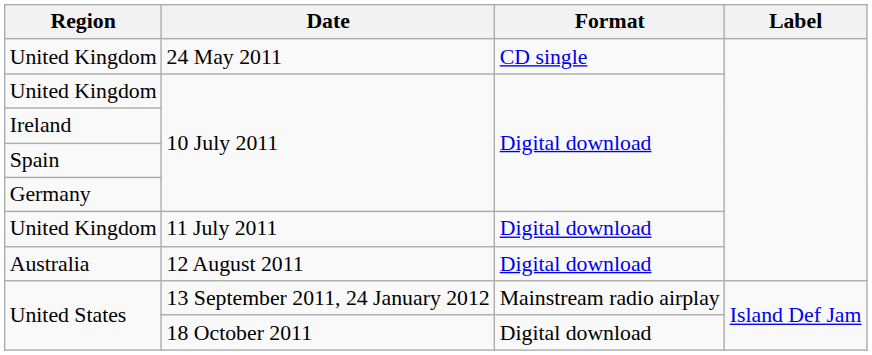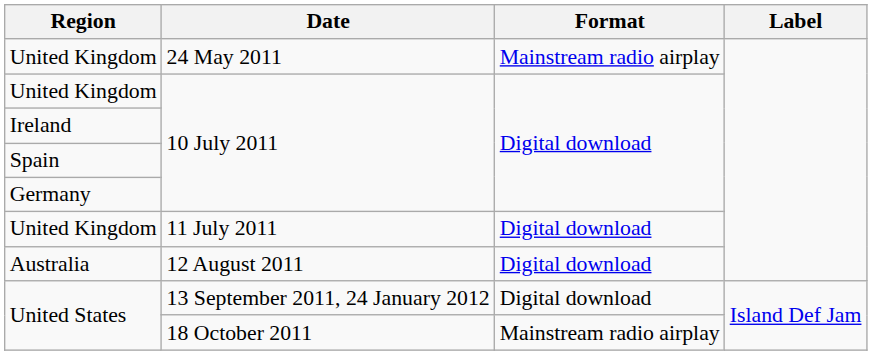(544, 56) CD single -> (610, 56) Mainstream radio airplay
(610, 297) Mainstream radio airplay -> (576, 297) Digital download
(576, 332) Digital download -> (610, 332) Mainstream radio airplay
